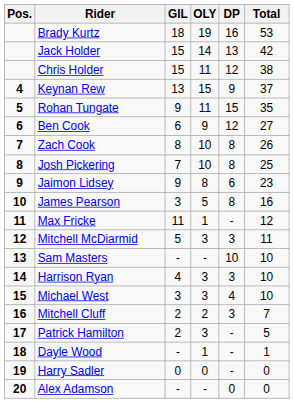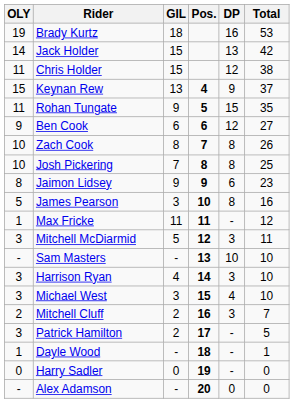columns swapped: (20, 14) <-> (205, 14)
